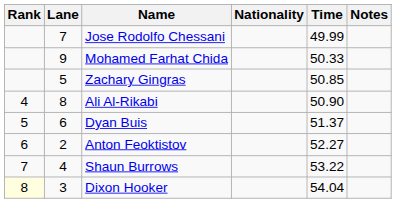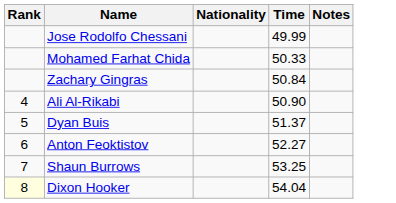- column: (63, 15)
(327, 79) 50.85 -> (289, 79) 50.84
(327, 166) 53.22 -> (289, 166) 53.25
